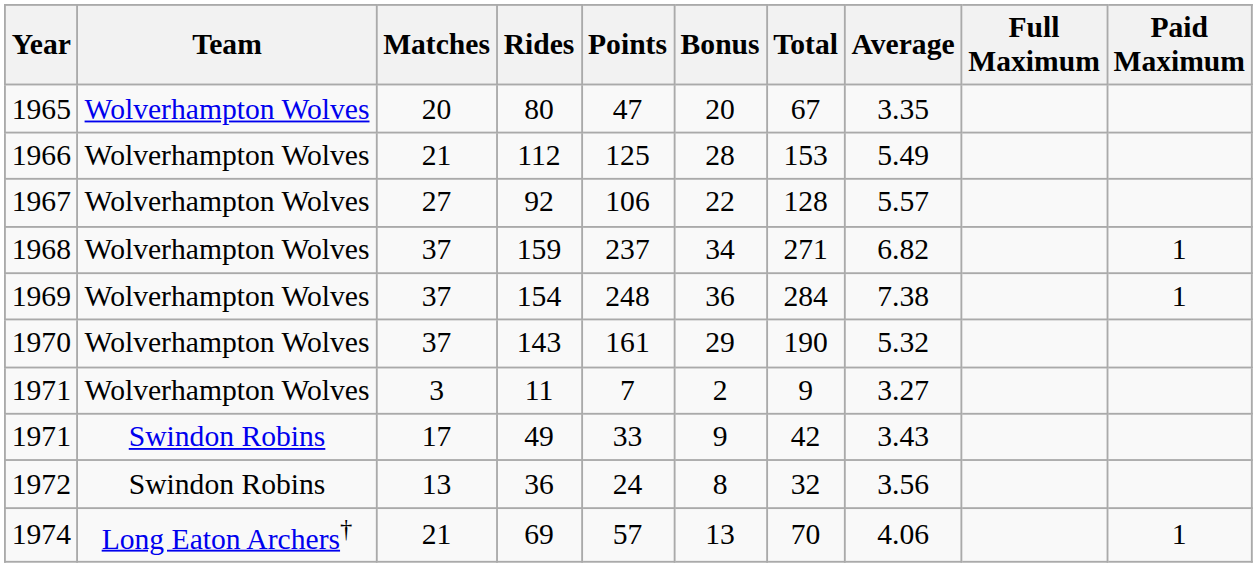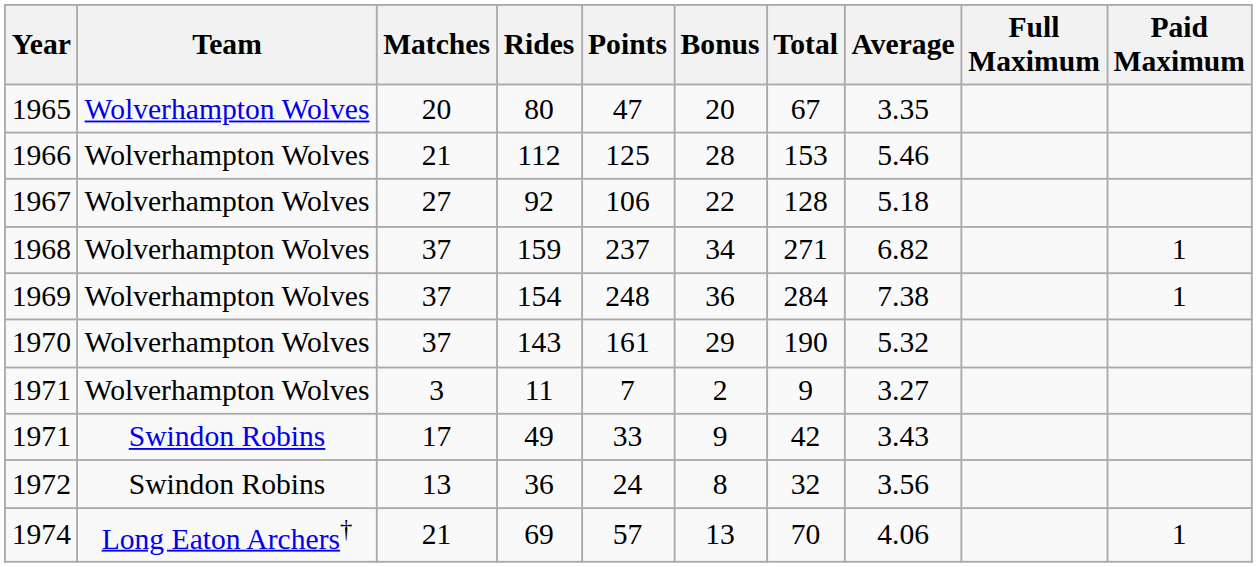(903, 155) 5.49 -> (903, 155) 5.46
(903, 202) 5.57 -> (903, 202) 5.18
